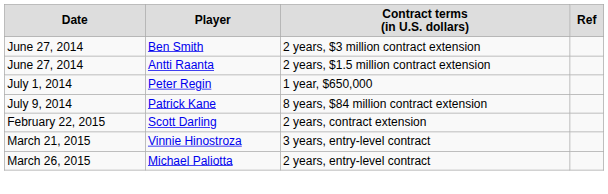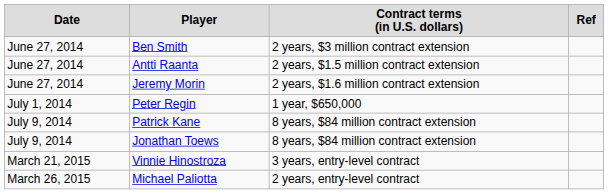+ row: (169, 84)
+ row: (175, 141)
- row: (182, 122)
